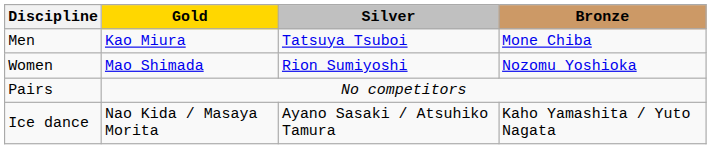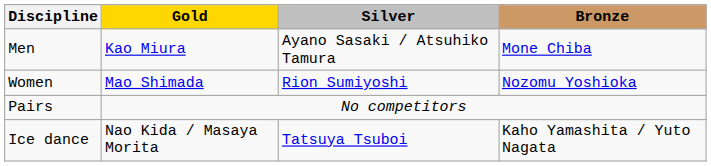(345, 41) Tatsuya Tsuboi -> (385, 50) Ayano Sasaki / Atsuhiko Tamura
(385, 123) Ayano Sasaki / Atsuhiko Tamura -> (345, 140) Tatsuya Tsuboi
